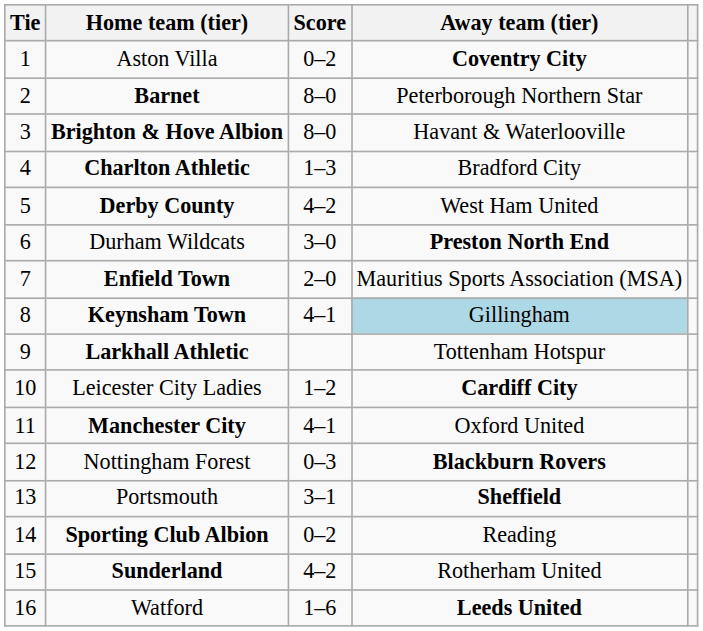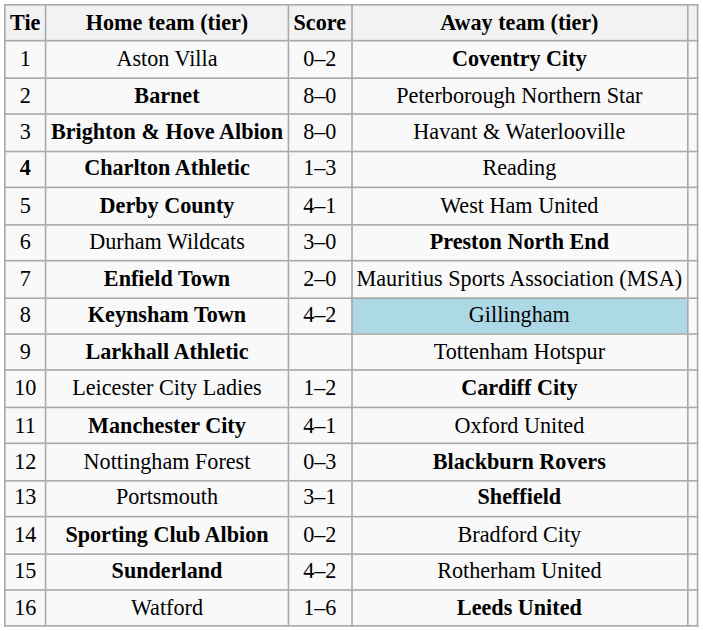(25, 168) normal -> (25, 168) bold
(519, 168) Bradford City -> (519, 168) Reading
(320, 205) 4–2 -> (320, 205) 4–1
(320, 314) 4–1 -> (320, 314) 4–2
(519, 534) Reading -> (519, 534) Bradford City
